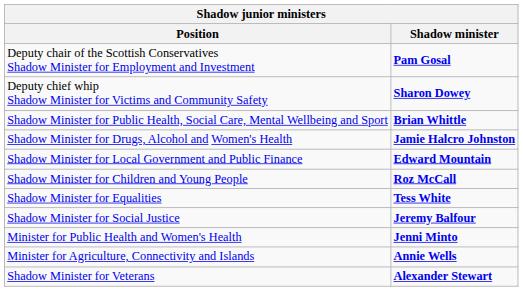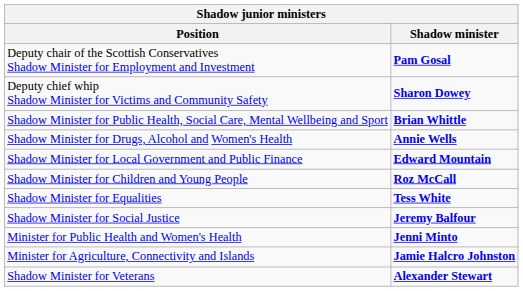(454, 139) Jamie Halcro Johnston -> (425, 139) Annie Wells
(425, 256) Annie Wells -> (454, 256) Jamie Halcro Johnston
